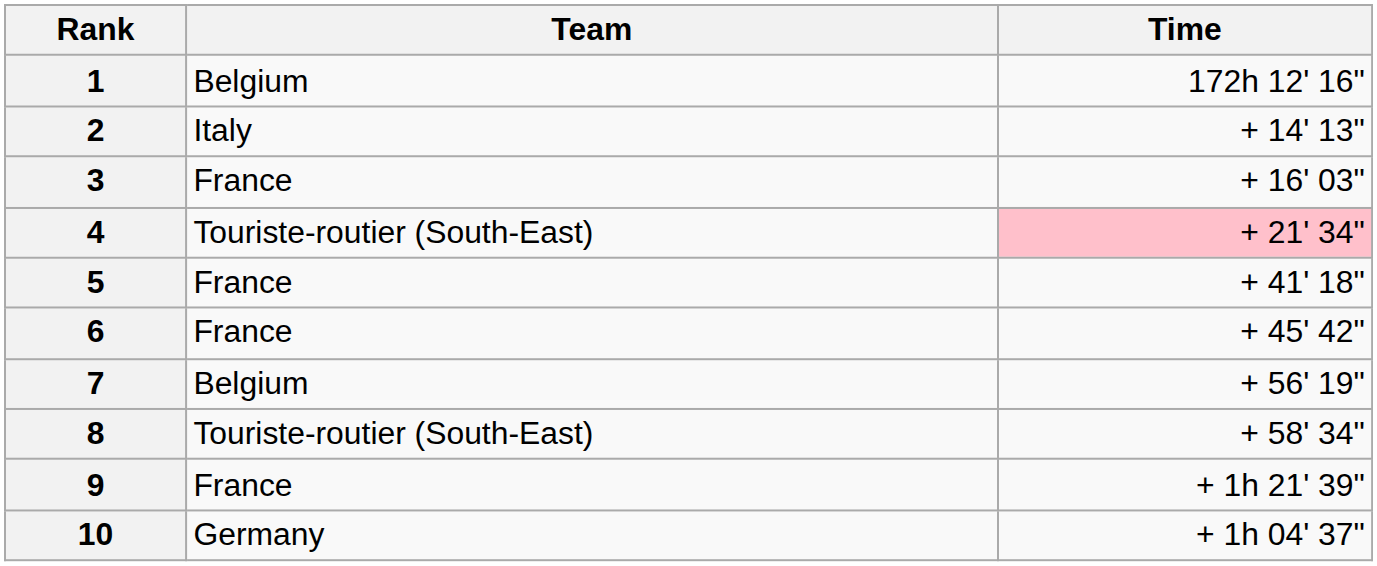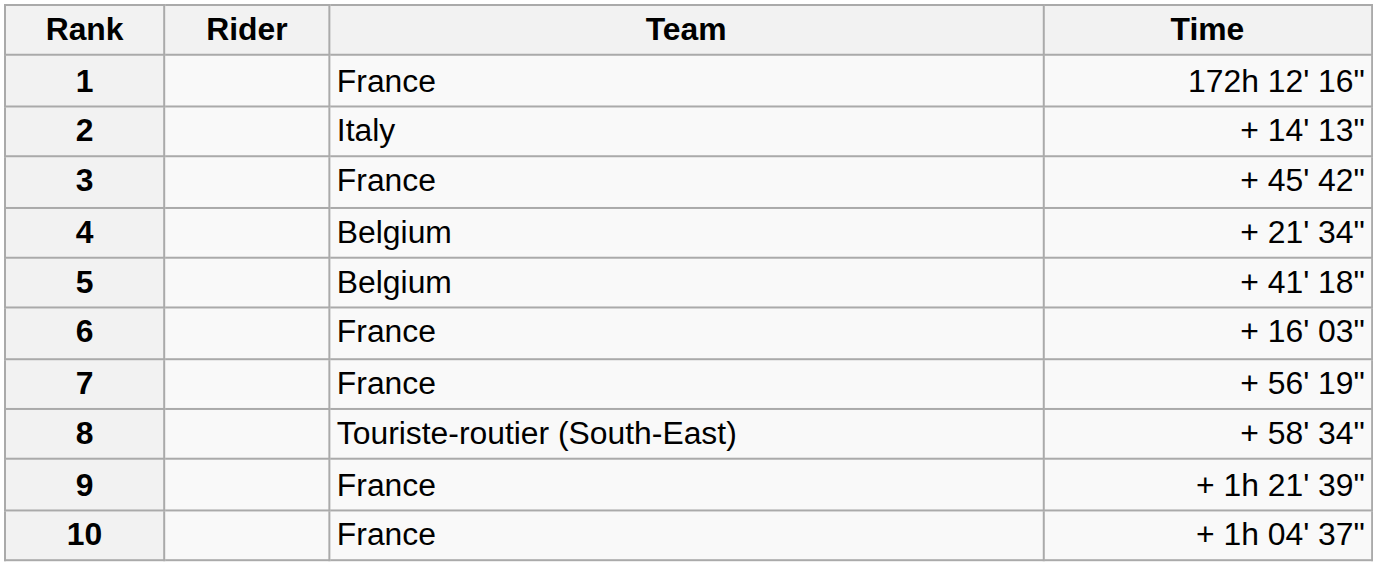+ column: (247, 29)
(251, 80) Belgium -> (386, 80) France
(1303, 181) + 16' 03" -> (1303, 181) + 45' 42"
(393, 231) Touriste-routier (South-East) -> (394, 231) Belgium
(1303, 231) pink background -> (1303, 231) no background
(243, 282) France -> (394, 282) Belgium
(1303, 332) + 45' 42" -> (1303, 332) + 16' 03"
(251, 383) Belgium -> (386, 383) France
(259, 534) Germany -> (386, 534) France
